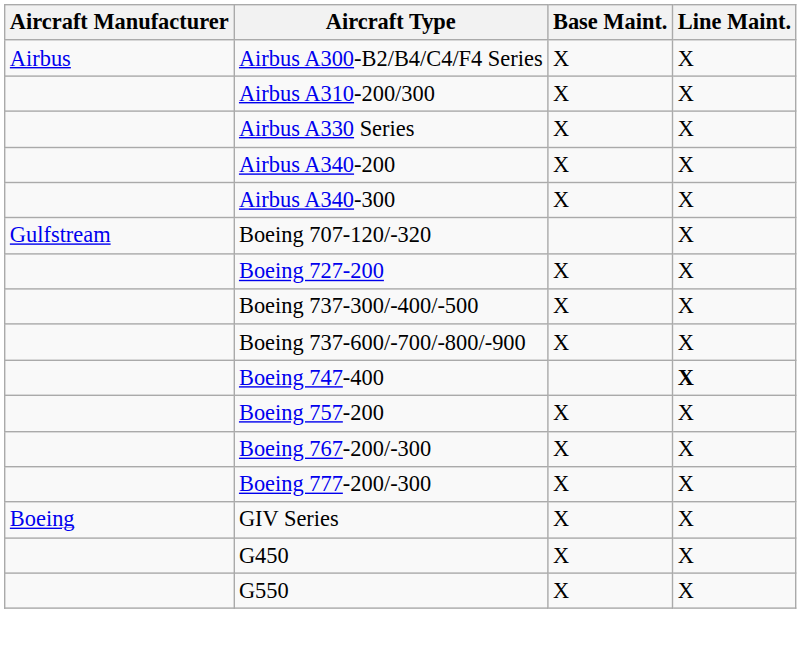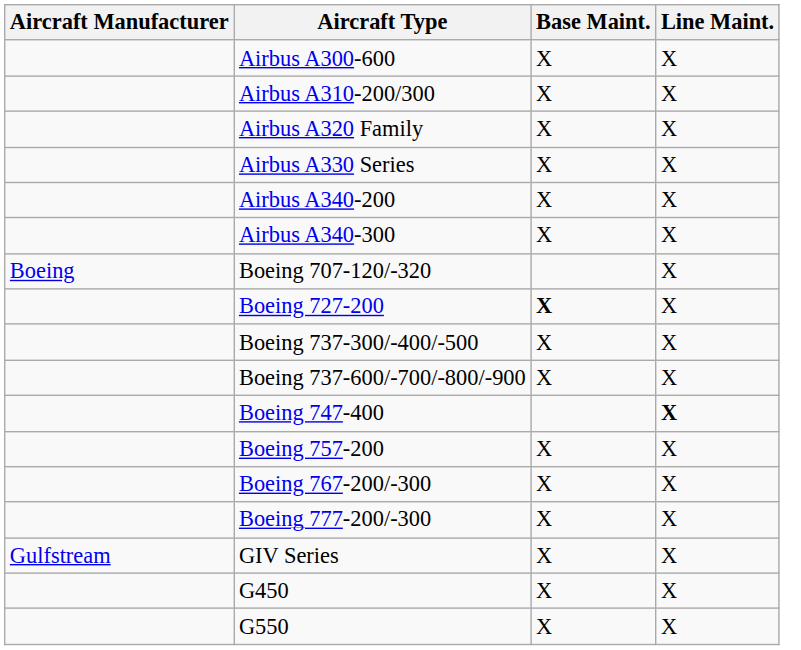- row: (391, 57)
+ row: (317, 57)
+ row: (331, 128)
(60, 235) Gulfstream -> (42, 270) Boeing
(561, 270) normal -> (544, 306) bold
(42, 519) Boeing -> (60, 555) Gulfstream
